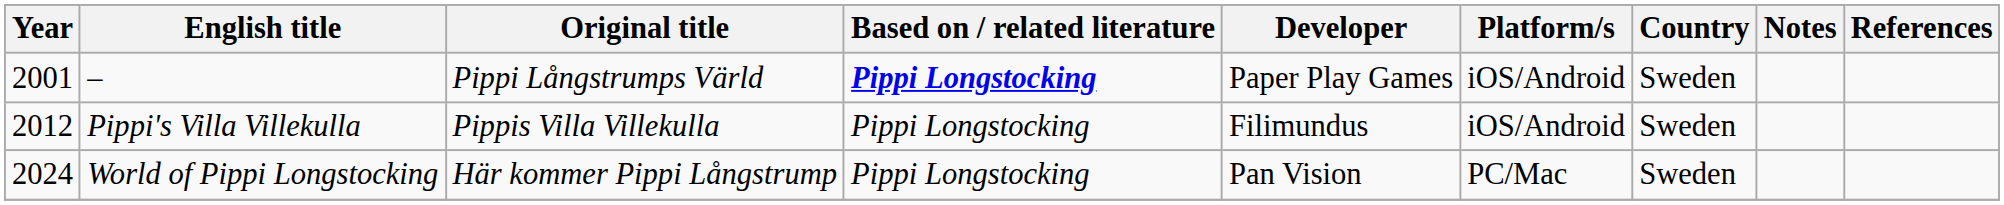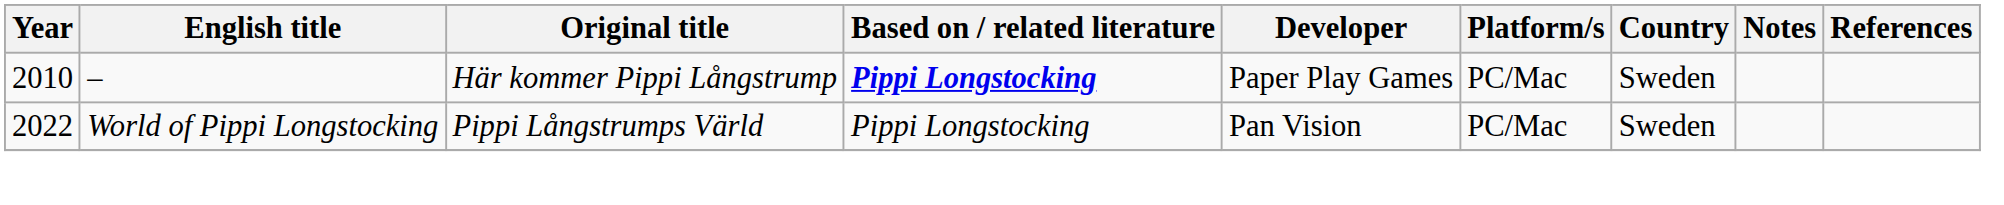(43, 77) 2001 -> (43, 77) 2010
(608, 77) Pippi Långstrumps Värld -> (645, 77) Här kommer Pippi Långstrump
(1546, 77) iOS/Android -> (1517, 77) PC/Mac
- row: (224, 125)
(43, 174) 2024 -> (43, 125) 2022
(645, 174) Här kommer Pippi Långstrump -> (608, 125) Pippi Långstrumps Värld
